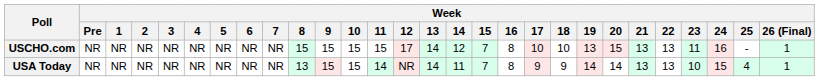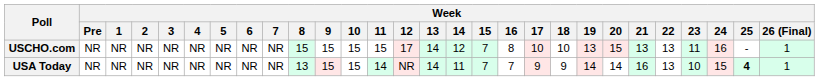(511, 66) 8 -> (511, 66) 7
(642, 66) 13 -> (642, 66) 16
(747, 66) normal -> (747, 66) bold
